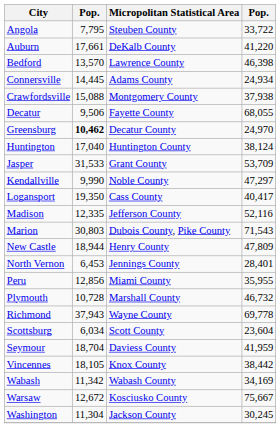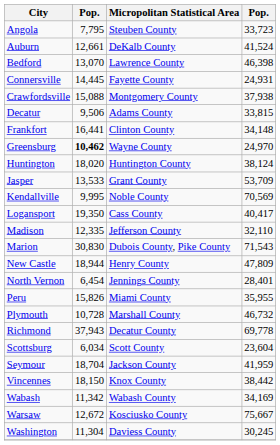(259, 29) 33,722 -> (259, 29) 33,723
(90, 46) 17,661 -> (90, 46) 12,661
(259, 46) 41,220 -> (259, 46) 41,524
(90, 63) 13,570 -> (90, 63) 13,070
(141, 79) Adams County -> (141, 79) Fayette County
(259, 79) 24,934 -> (259, 79) 24,931
(141, 113) Fayette County -> (141, 113) Adams County
(259, 113) 68,055 -> (259, 113) 33,815
+ row: (27, 130)
(142, 130) Decatur County -> (140, 146) Wayne County
(90, 146) 17,040 -> (90, 163) 18,020
(90, 163) 31,533 -> (90, 180) 13,533
(92, 180) 9,990 -> (92, 197) 9,995
(259, 180) 47,297 -> (259, 197) 70,569
(259, 213) 52,116 -> (259, 230) 32,110
(90, 230) 30,803 -> (90, 247) 30,830
(92, 264) 6,453 -> (92, 280) 6,454
(90, 280) 12,856 -> (90, 297) 15,826
(140, 314) Wayne County -> (142, 331) Decatur County
(142, 347) Daviess County -> (142, 364) Jackson County
(90, 364) 18,105 -> (90, 381) 18,150
(142, 414) Jackson County -> (142, 431) Daviess County
